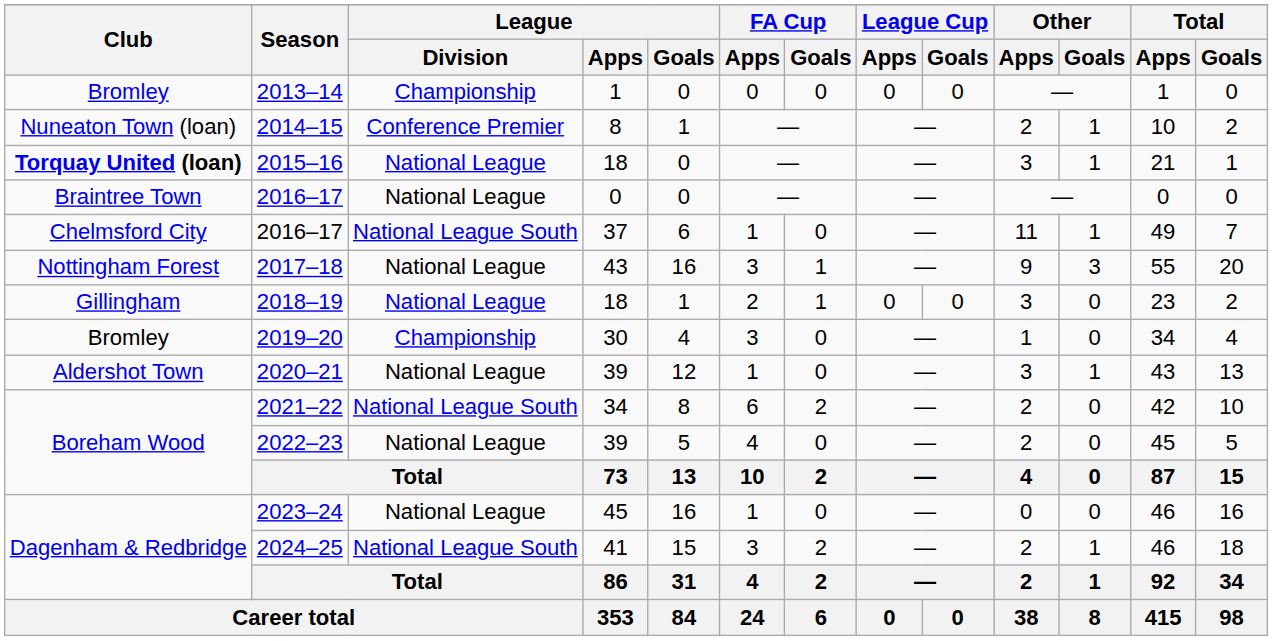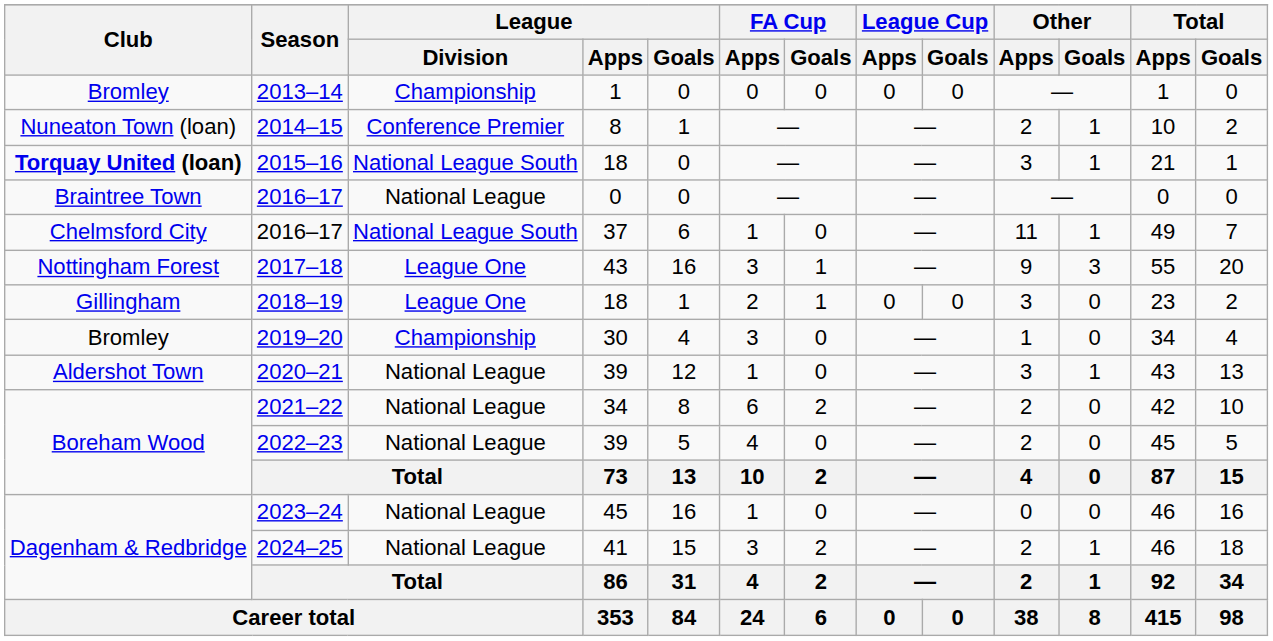(465, 162) National League -> (465, 162) National League South
(465, 267) National League -> (465, 267) League One
(465, 302) National League -> (465, 302) League One
(465, 407) National League South -> (465, 407) National League
(465, 547) National League South -> (465, 547) National League
